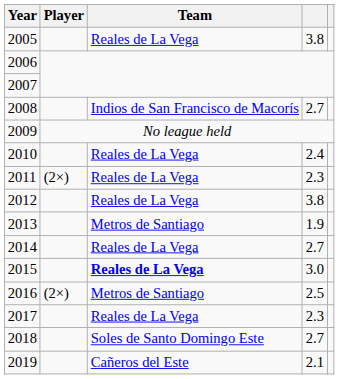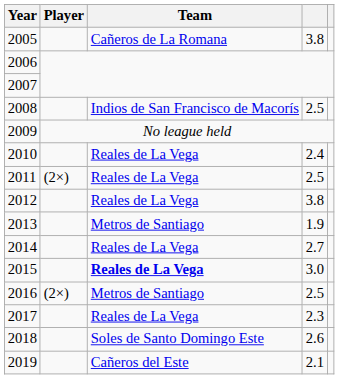(145, 39) Reales de La Vega -> (159, 39) Cañeros de La Romana
(315, 108) 2.7 -> (315, 108) 2.5
(315, 177) 2.3 -> (315, 177) 2.5
(315, 339) 2.7 -> (315, 339) 2.6
